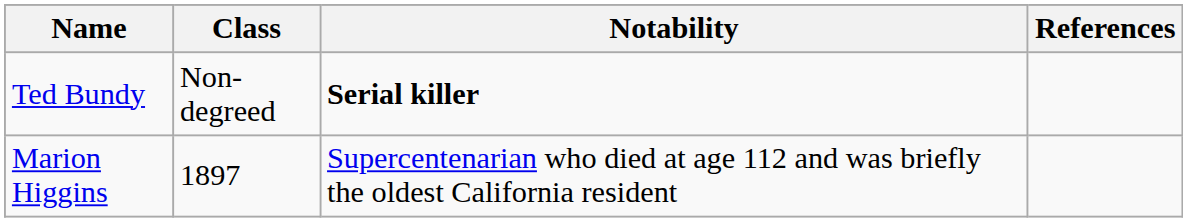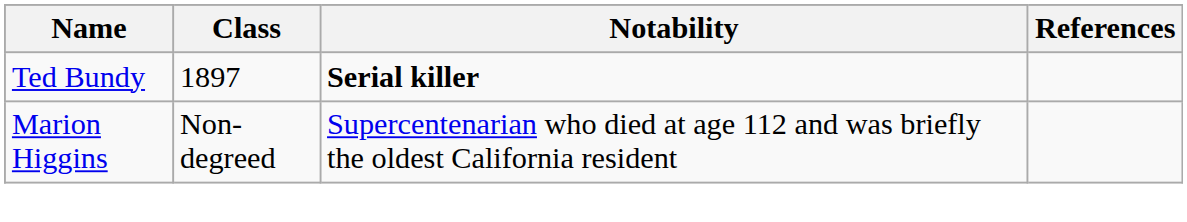(228, 93) Non-degreed -> (210, 76) 1897
(210, 175) 1897 -> (228, 141) Non-degreed
